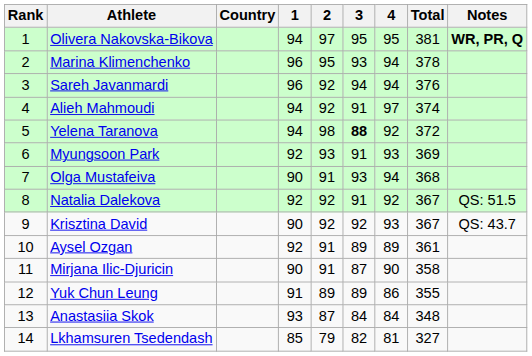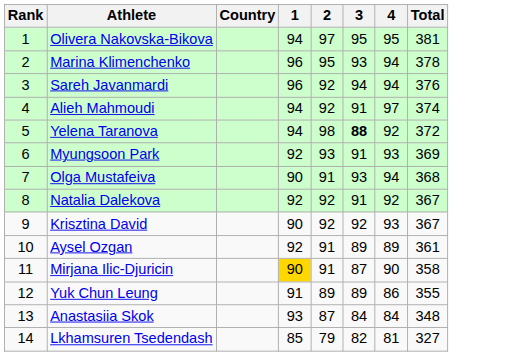- column: (487, 16)
(295, 270) no background -> (295, 270) gold background
